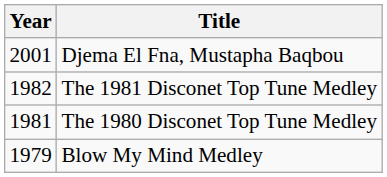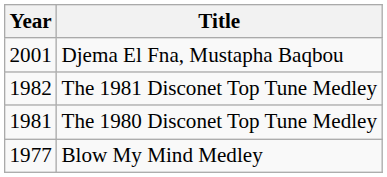(31, 155) 1979 -> (31, 155) 1977
